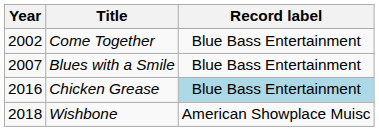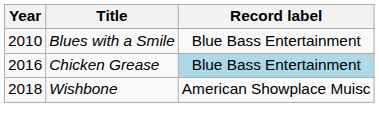- row: (102, 41)
(25, 65) 2007 -> (25, 41) 2010
